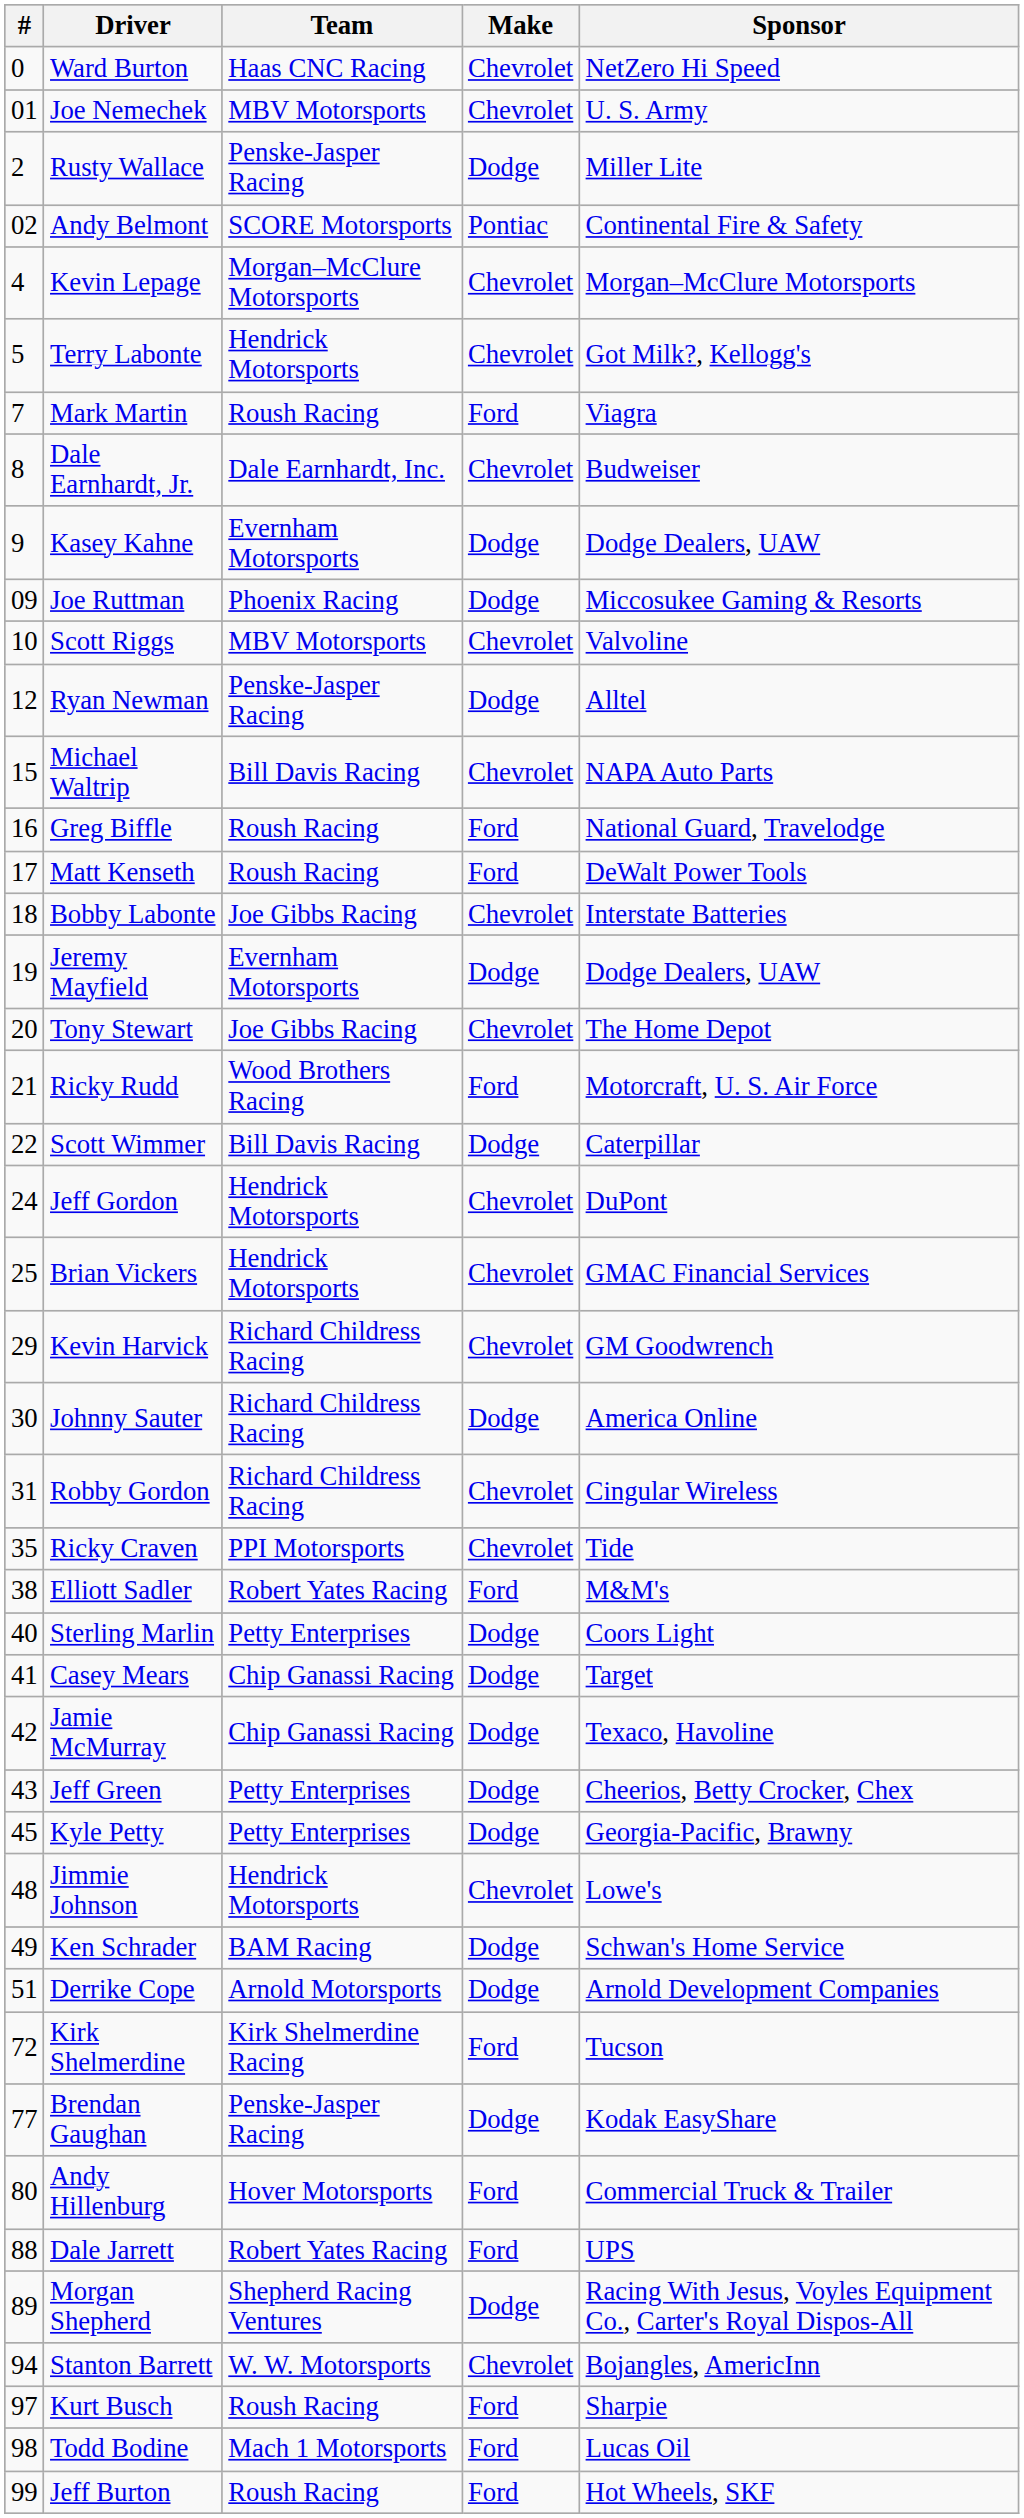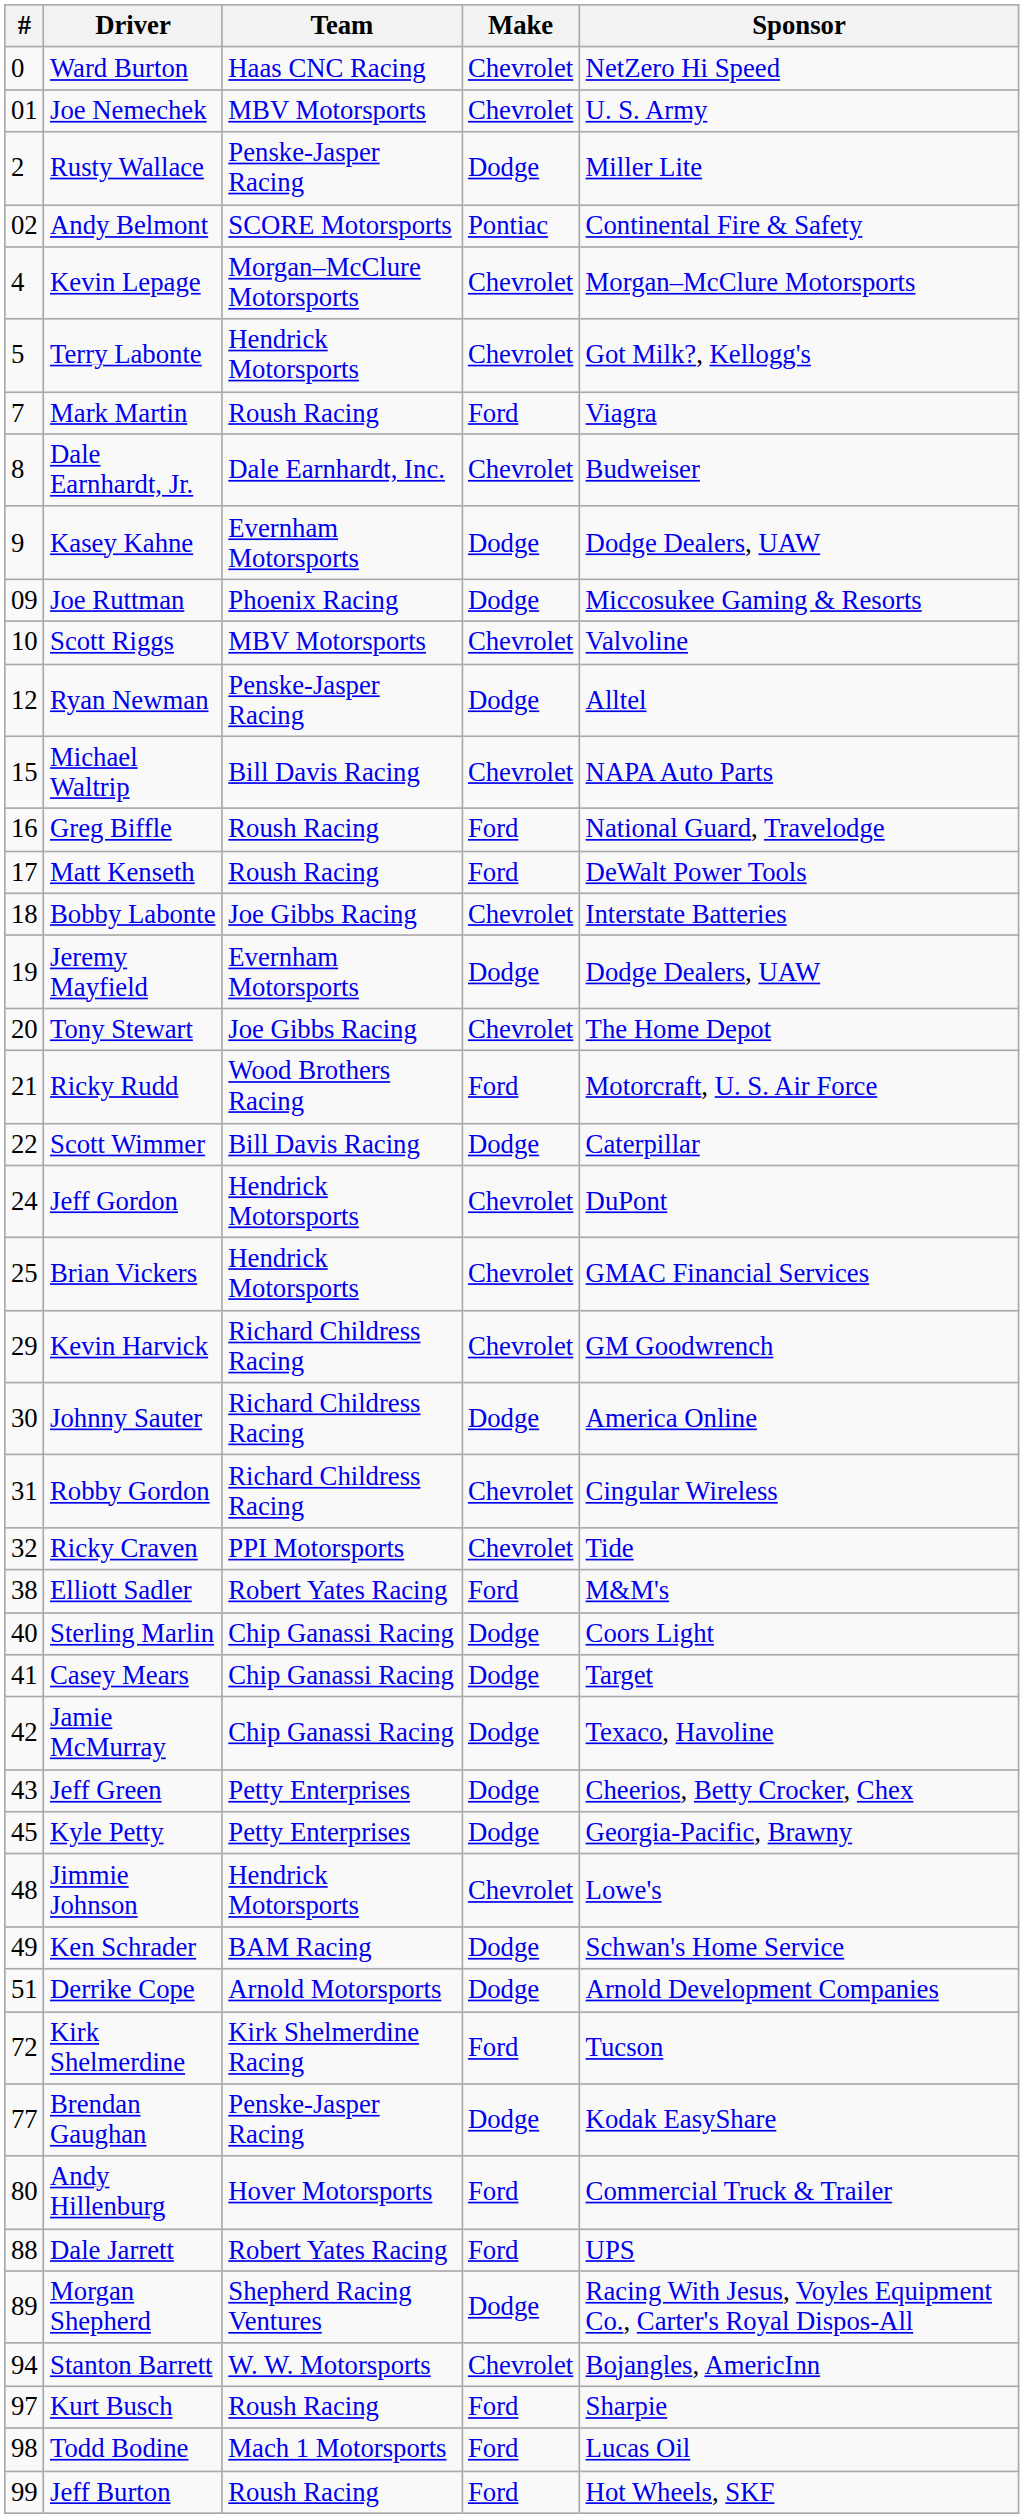(24, 1548) 35 -> (24, 1548) 32
(319, 1633) Petty Enterprises -> (341, 1633) Chip Ganassi Racing
